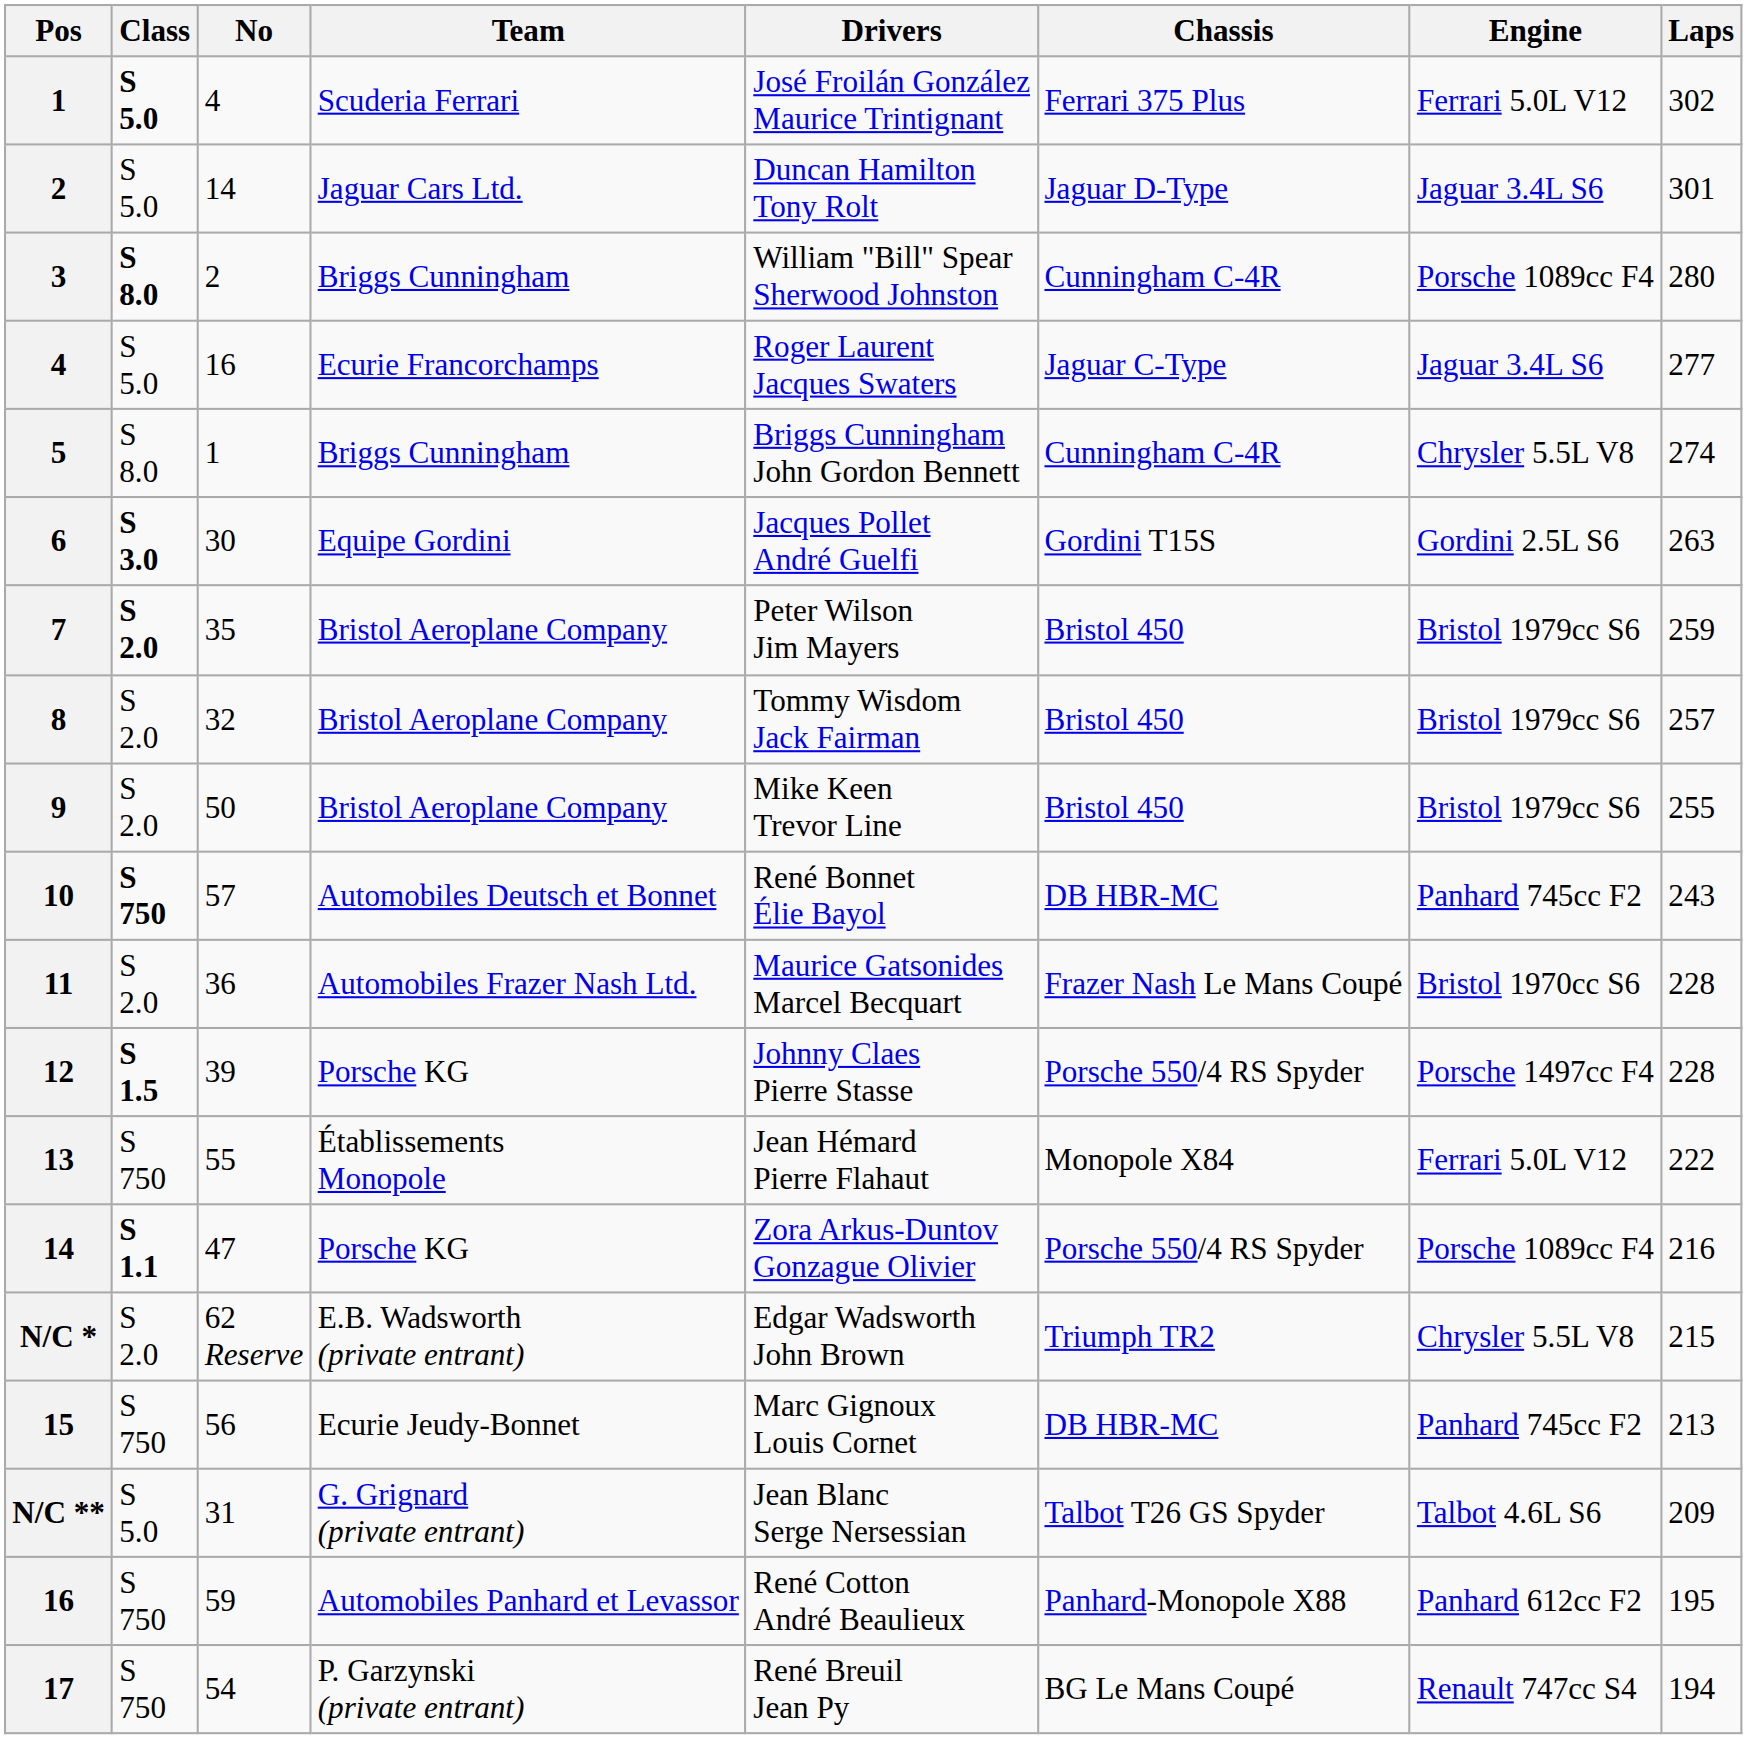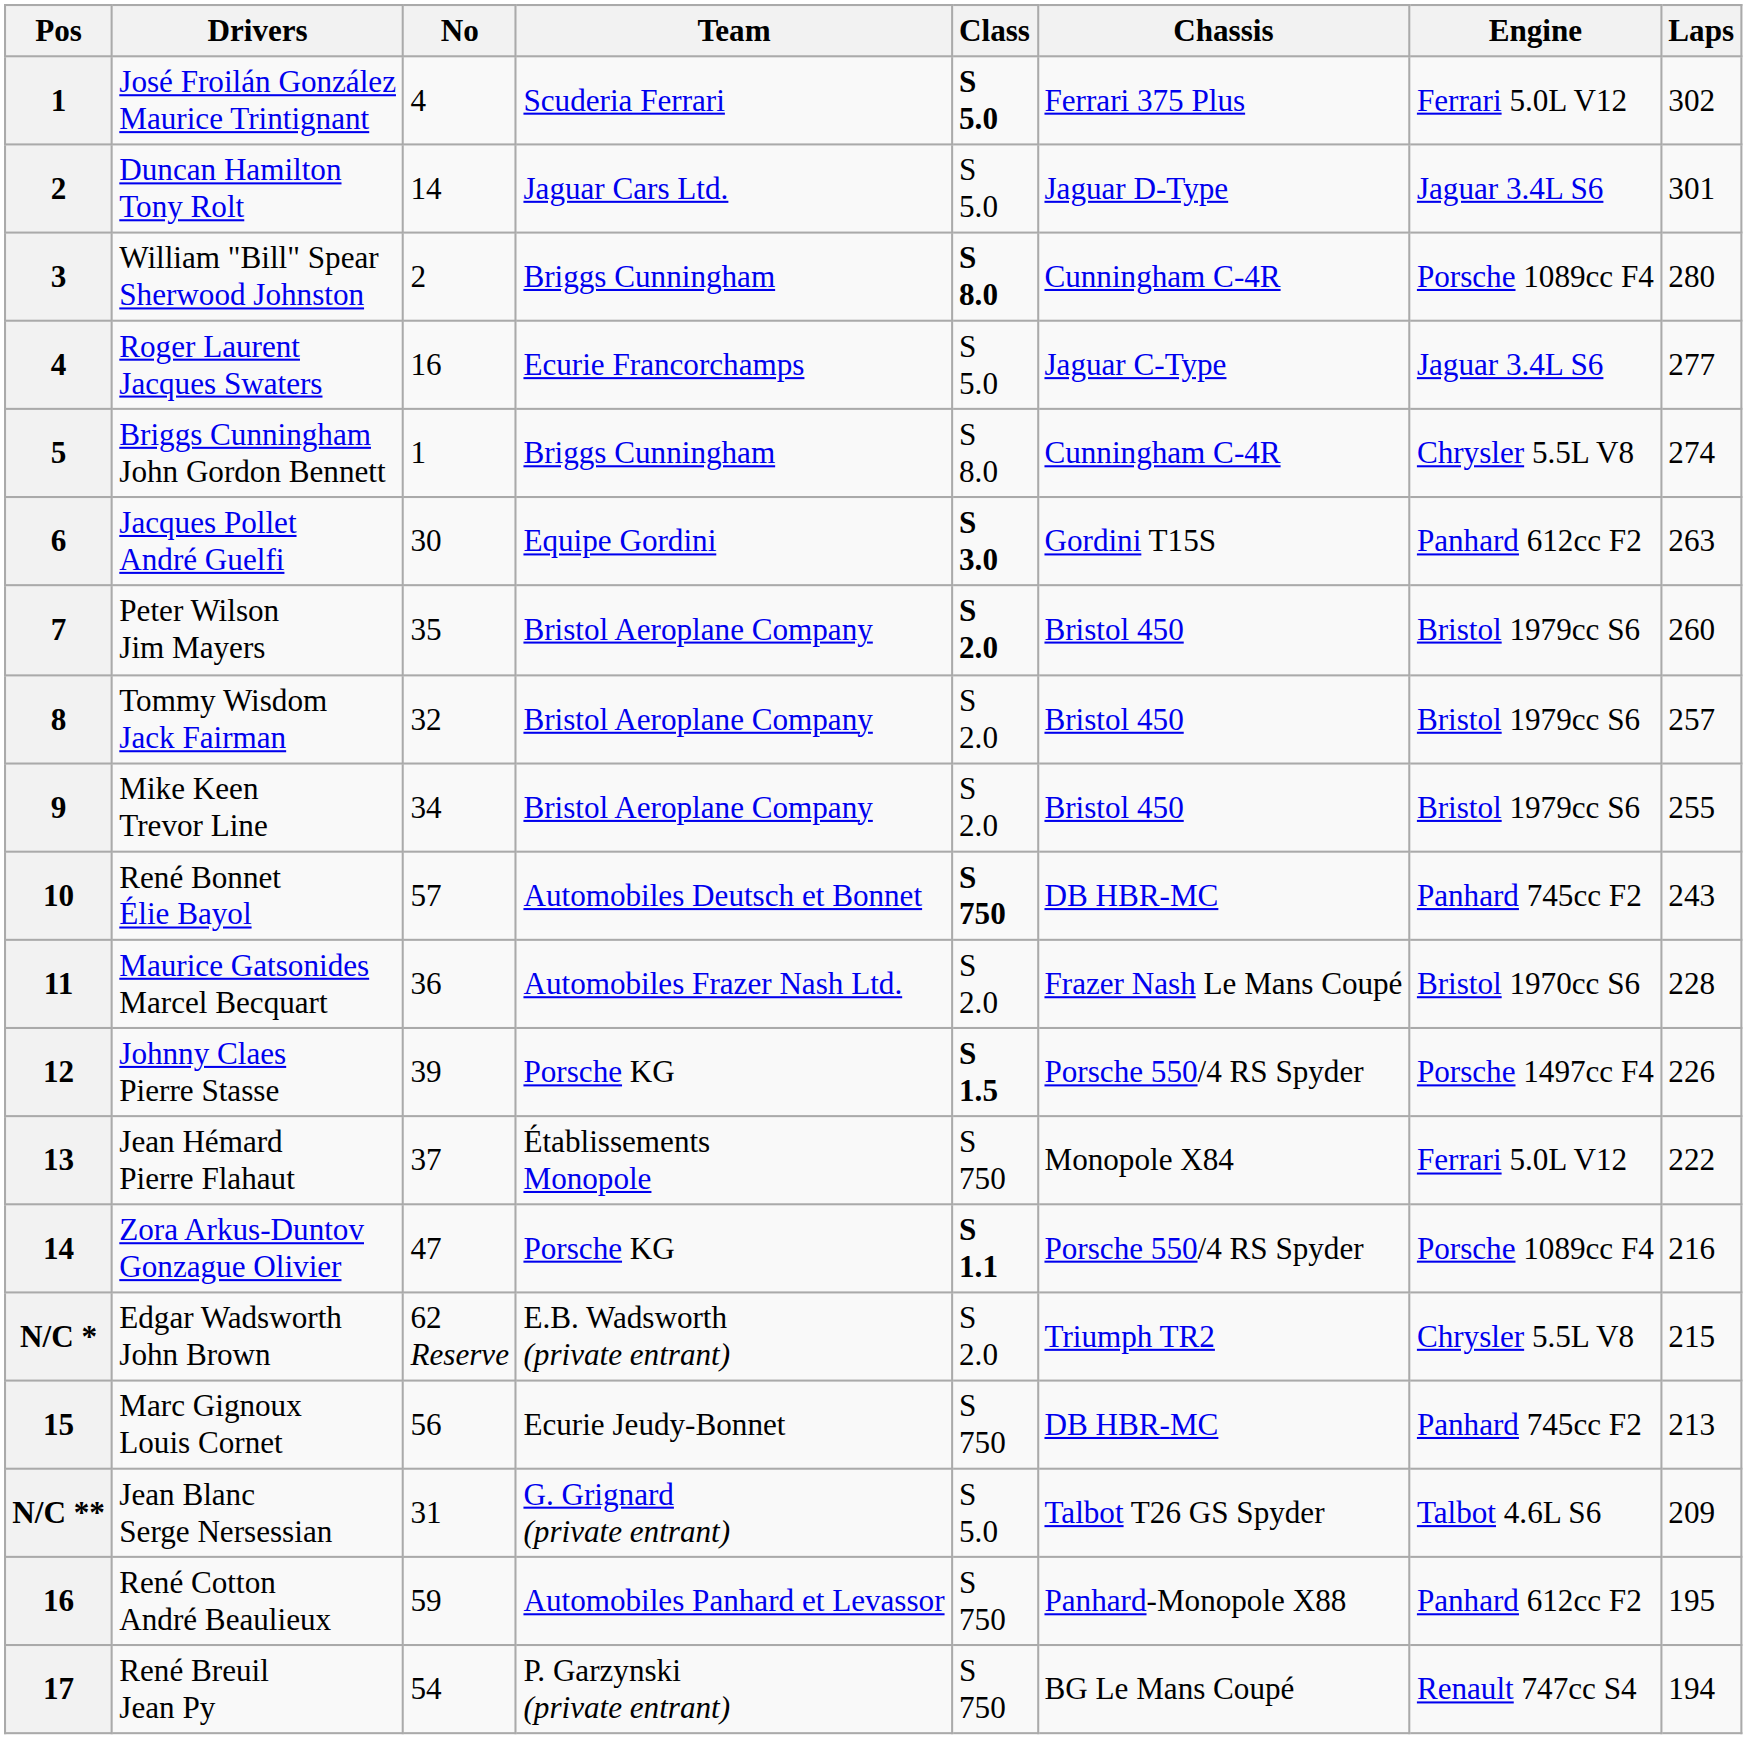columns swapped: (155, 30) <-> (892, 30)
(1518, 541) Gordini 2.5L S6 -> (1529, 541) Panhard 612cc F2
(1692, 629) 259 -> (1692, 629) 260
(220, 806) 50 -> (426, 806) 34
(1692, 1071) 228 -> (1692, 1071) 226
(220, 1159) 55 -> (426, 1159) 37
